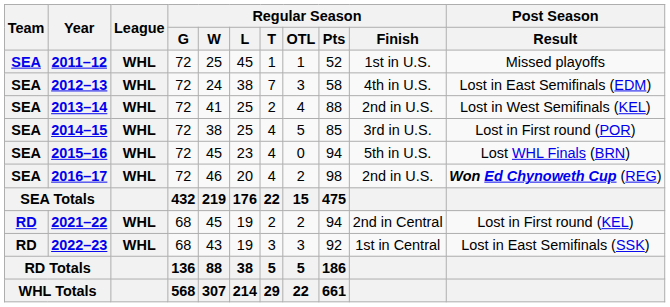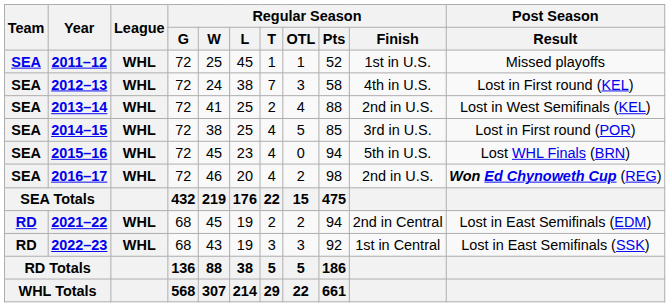(555, 85) Lost in East Semifinals (EDM) -> (555, 85) Lost in First round (KEL)
(555, 222) Lost in First round (KEL) -> (555, 222) Lost in East Semifinals (EDM)
